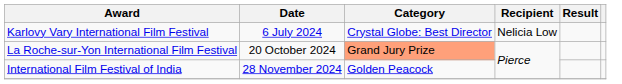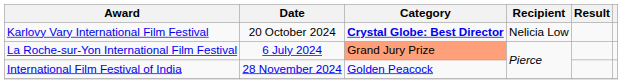(292, 32) 6 July 2024 -> (292, 32) 20 October 2024
(420, 32) normal -> (425, 32) bold
(292, 50) 20 October 2024 -> (292, 50) 6 July 2024
